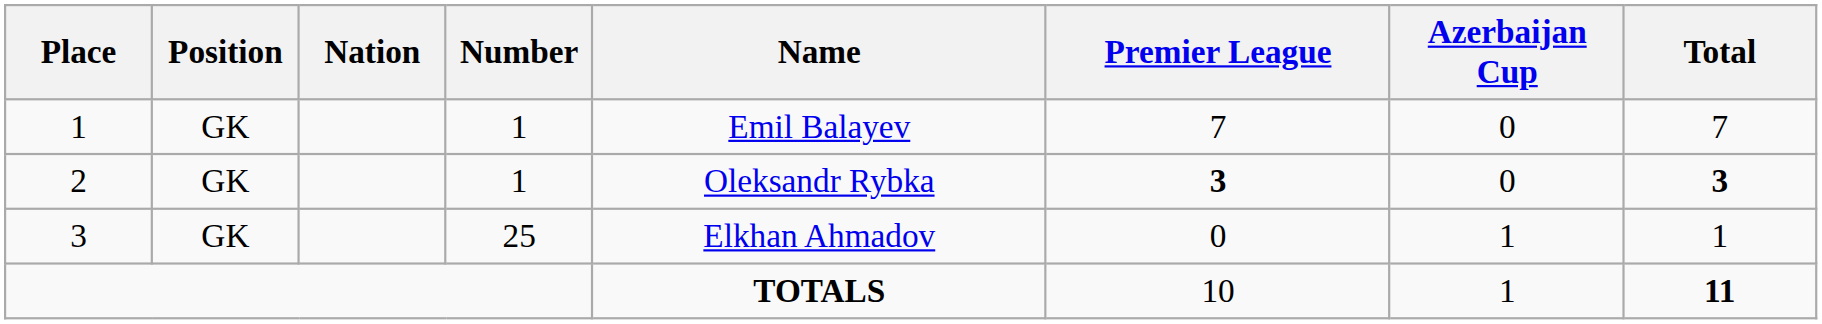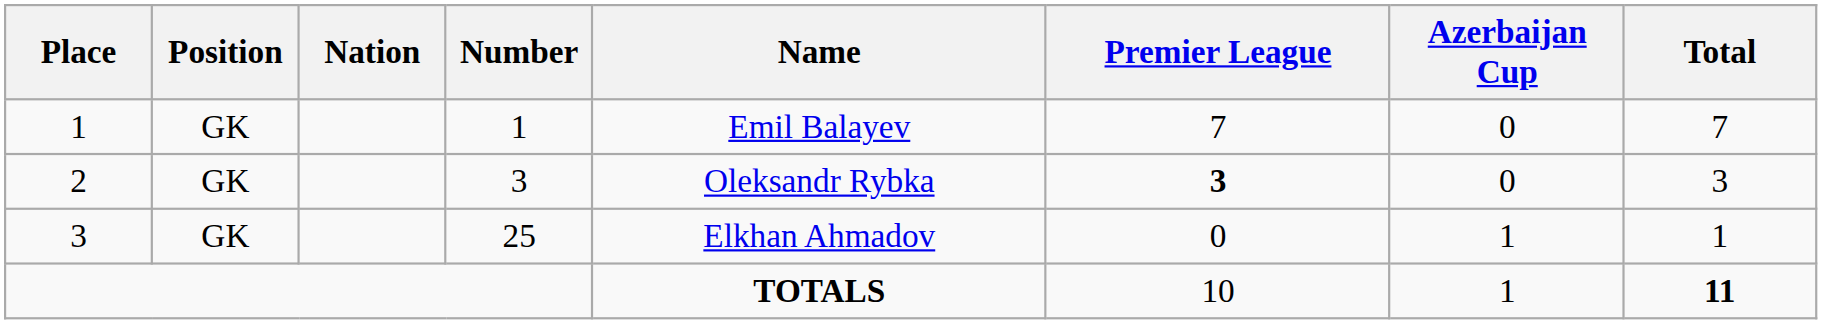(519, 181) 1 -> (519, 181) 3
(1720, 181) bold -> (1720, 181) normal
